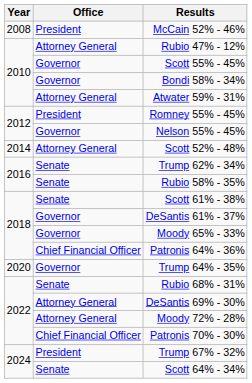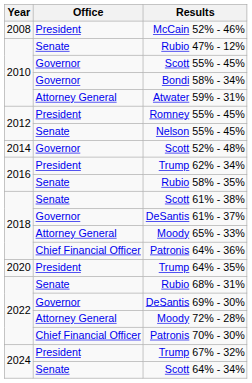(76, 47) Attorney General -> (53, 47) Senate
(58, 132) Governor -> (53, 132) Senate
(76, 149) Attorney General -> (58, 149) Governor
(53, 166) Senate -> (58, 166) President
(58, 234) Governor -> (76, 234) Attorney General
(58, 268) Governor -> (58, 268) President
(76, 302) Attorney General -> (58, 302) Governor
